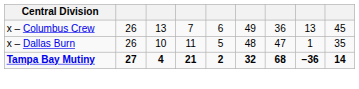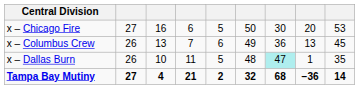+ row: (43, 28)
(280, 44) no background -> (280, 60) paleturquoise background
